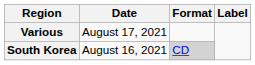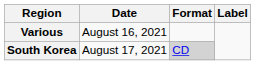(124, 32) August 17, 2021 -> (124, 32) August 16, 2021
(124, 50) August 16, 2021 -> (124, 50) August 17, 2021
